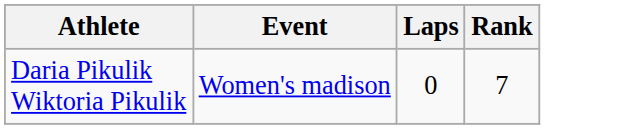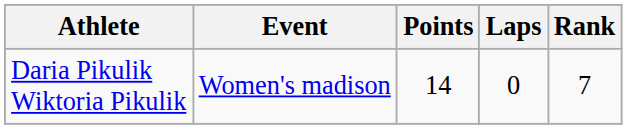+ column: (438, 26)
